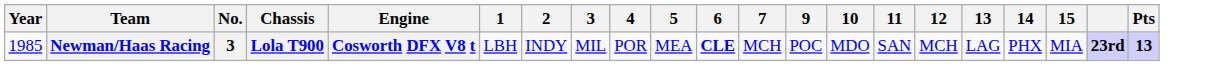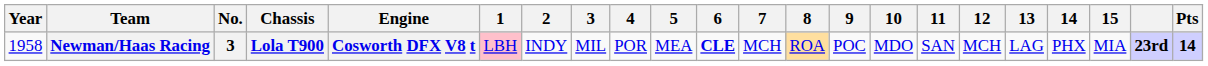+ column: (807, 18)
(25, 45) 1985 -> (25, 45) 1958
(500, 45) no background -> (500, 45) pink background
(1144, 45) 13 -> (1187, 45) 14
